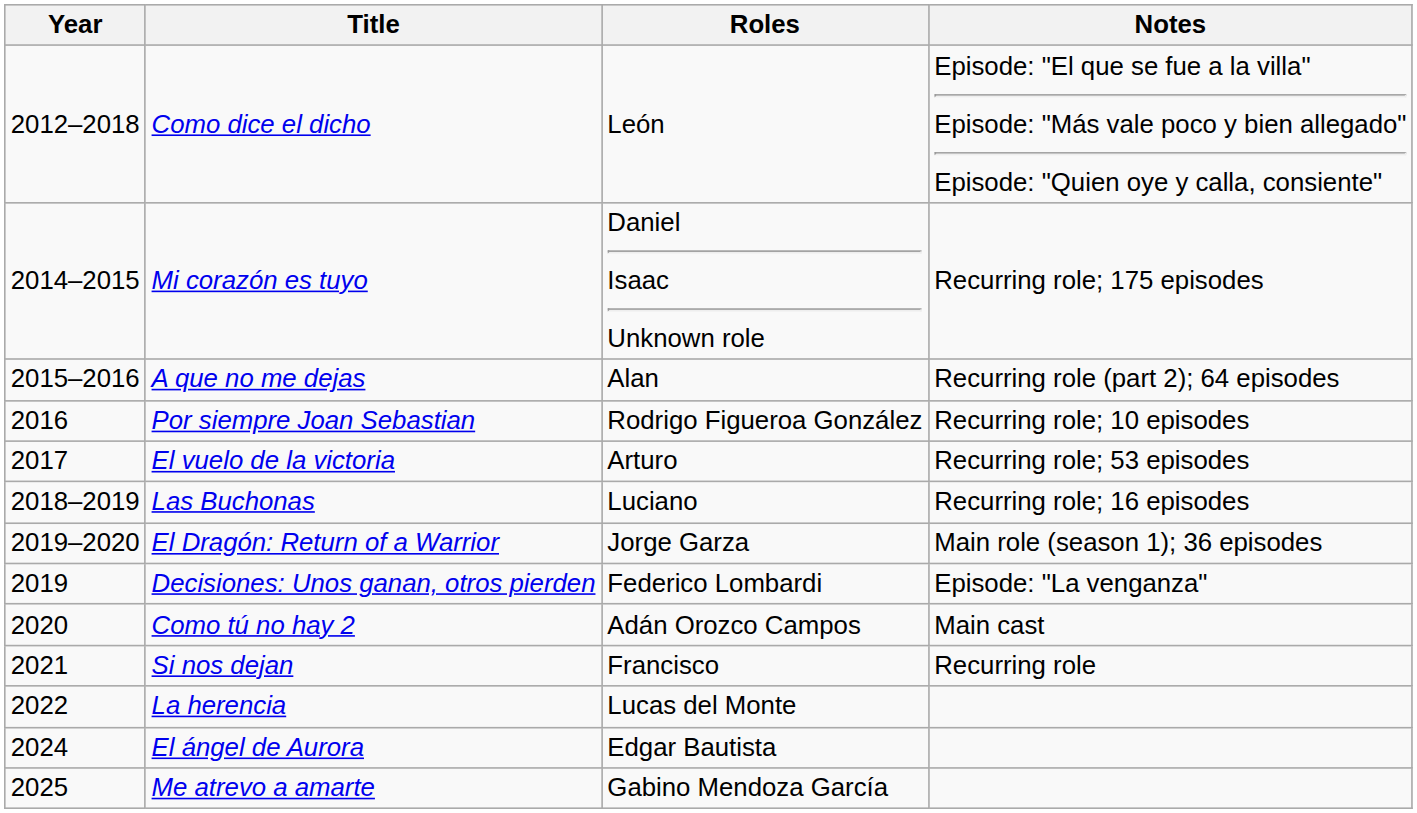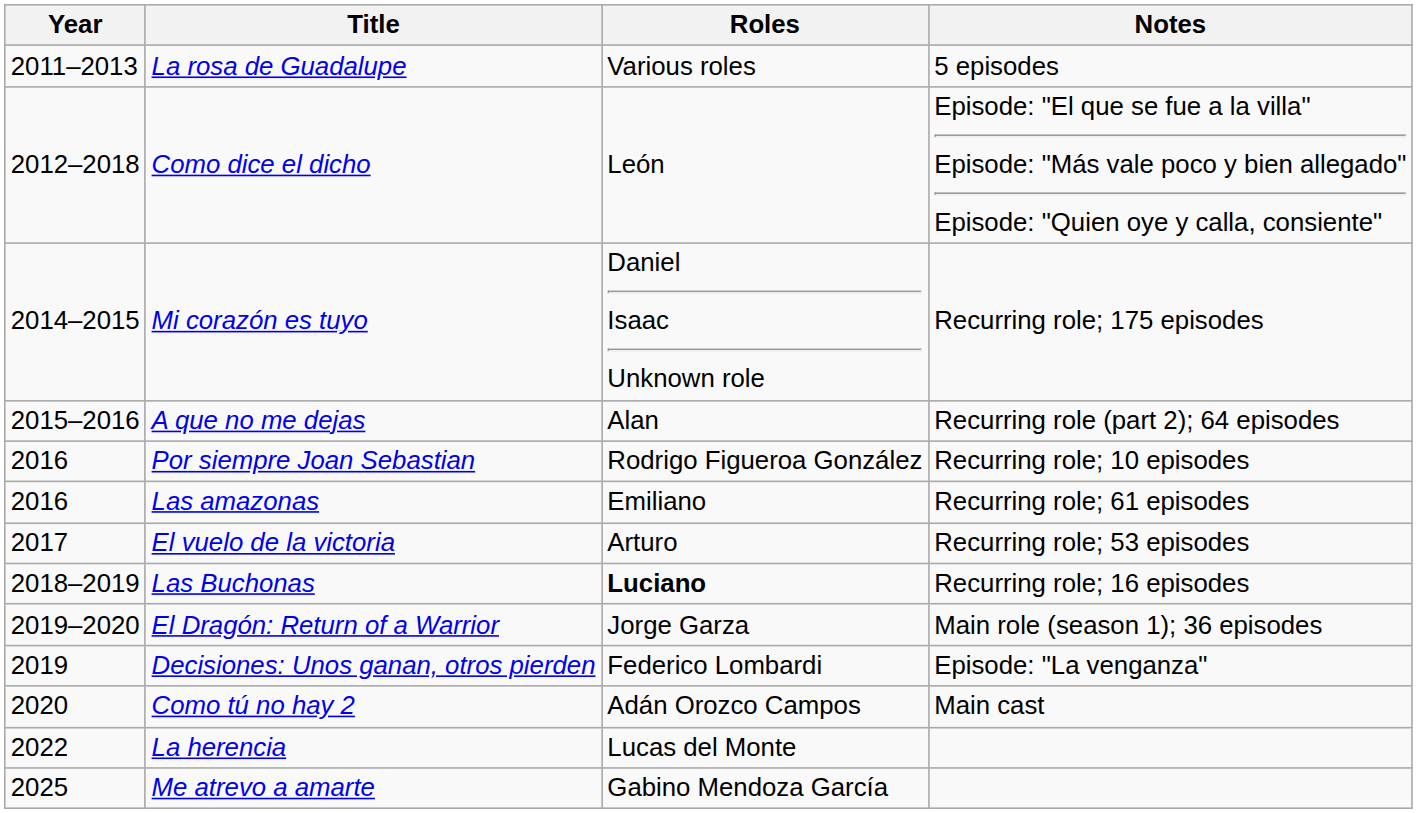+ row: (279, 65)
+ row: (235, 501)
(652, 501) normal -> (657, 583) bold
- row: (222, 665)
- row: (258, 747)
